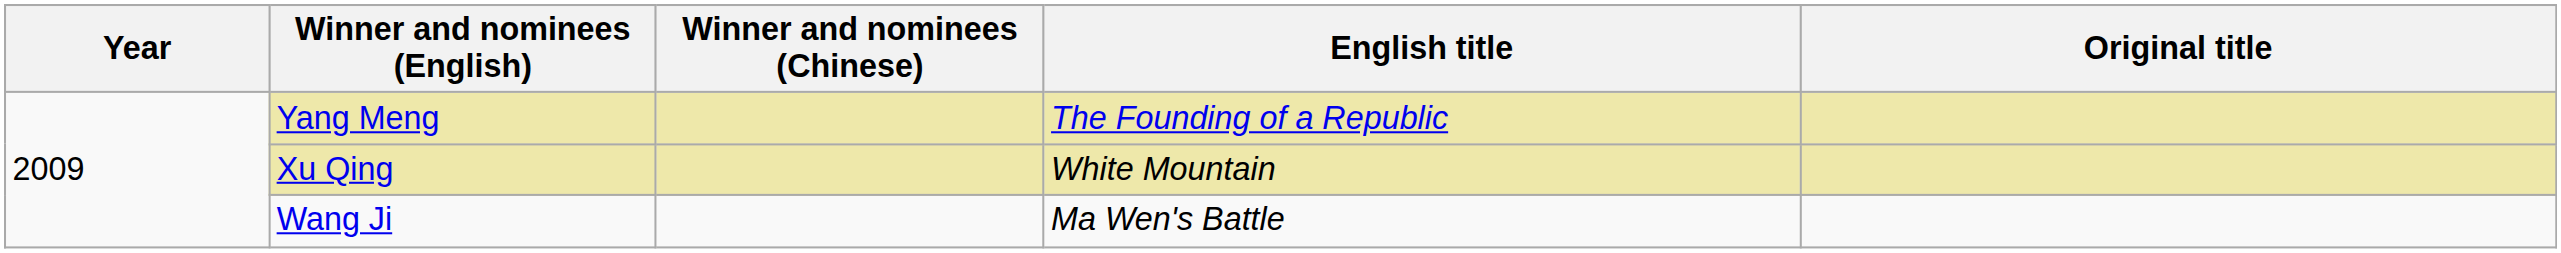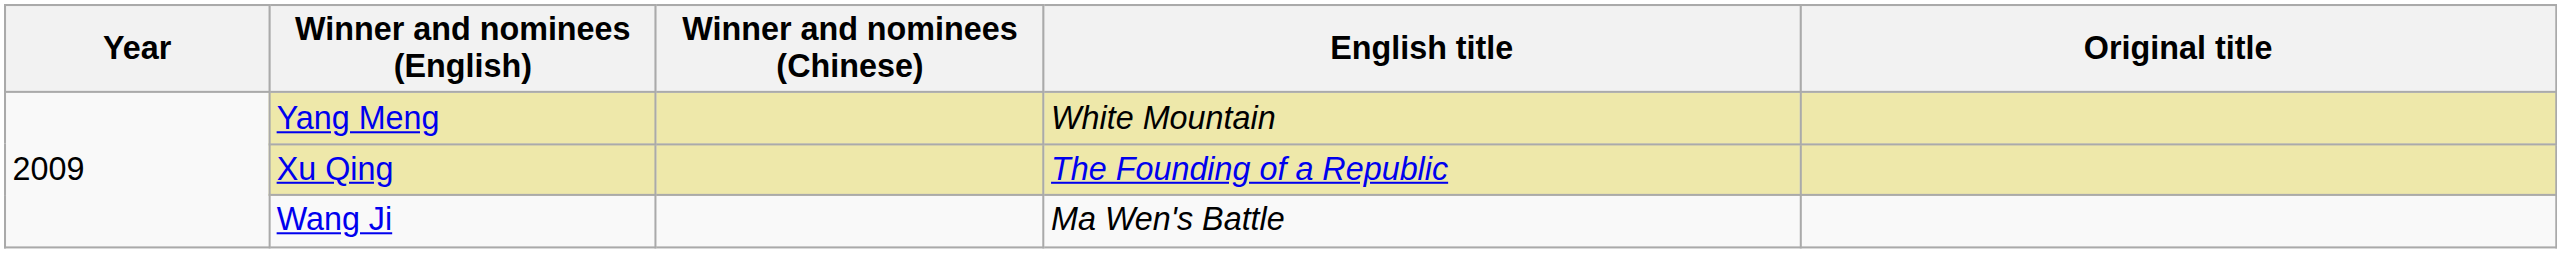(1250, 117) The Founding of a Republic -> (1163, 117) White Mountain
(1163, 169) White Mountain -> (1250, 169) The Founding of a Republic
